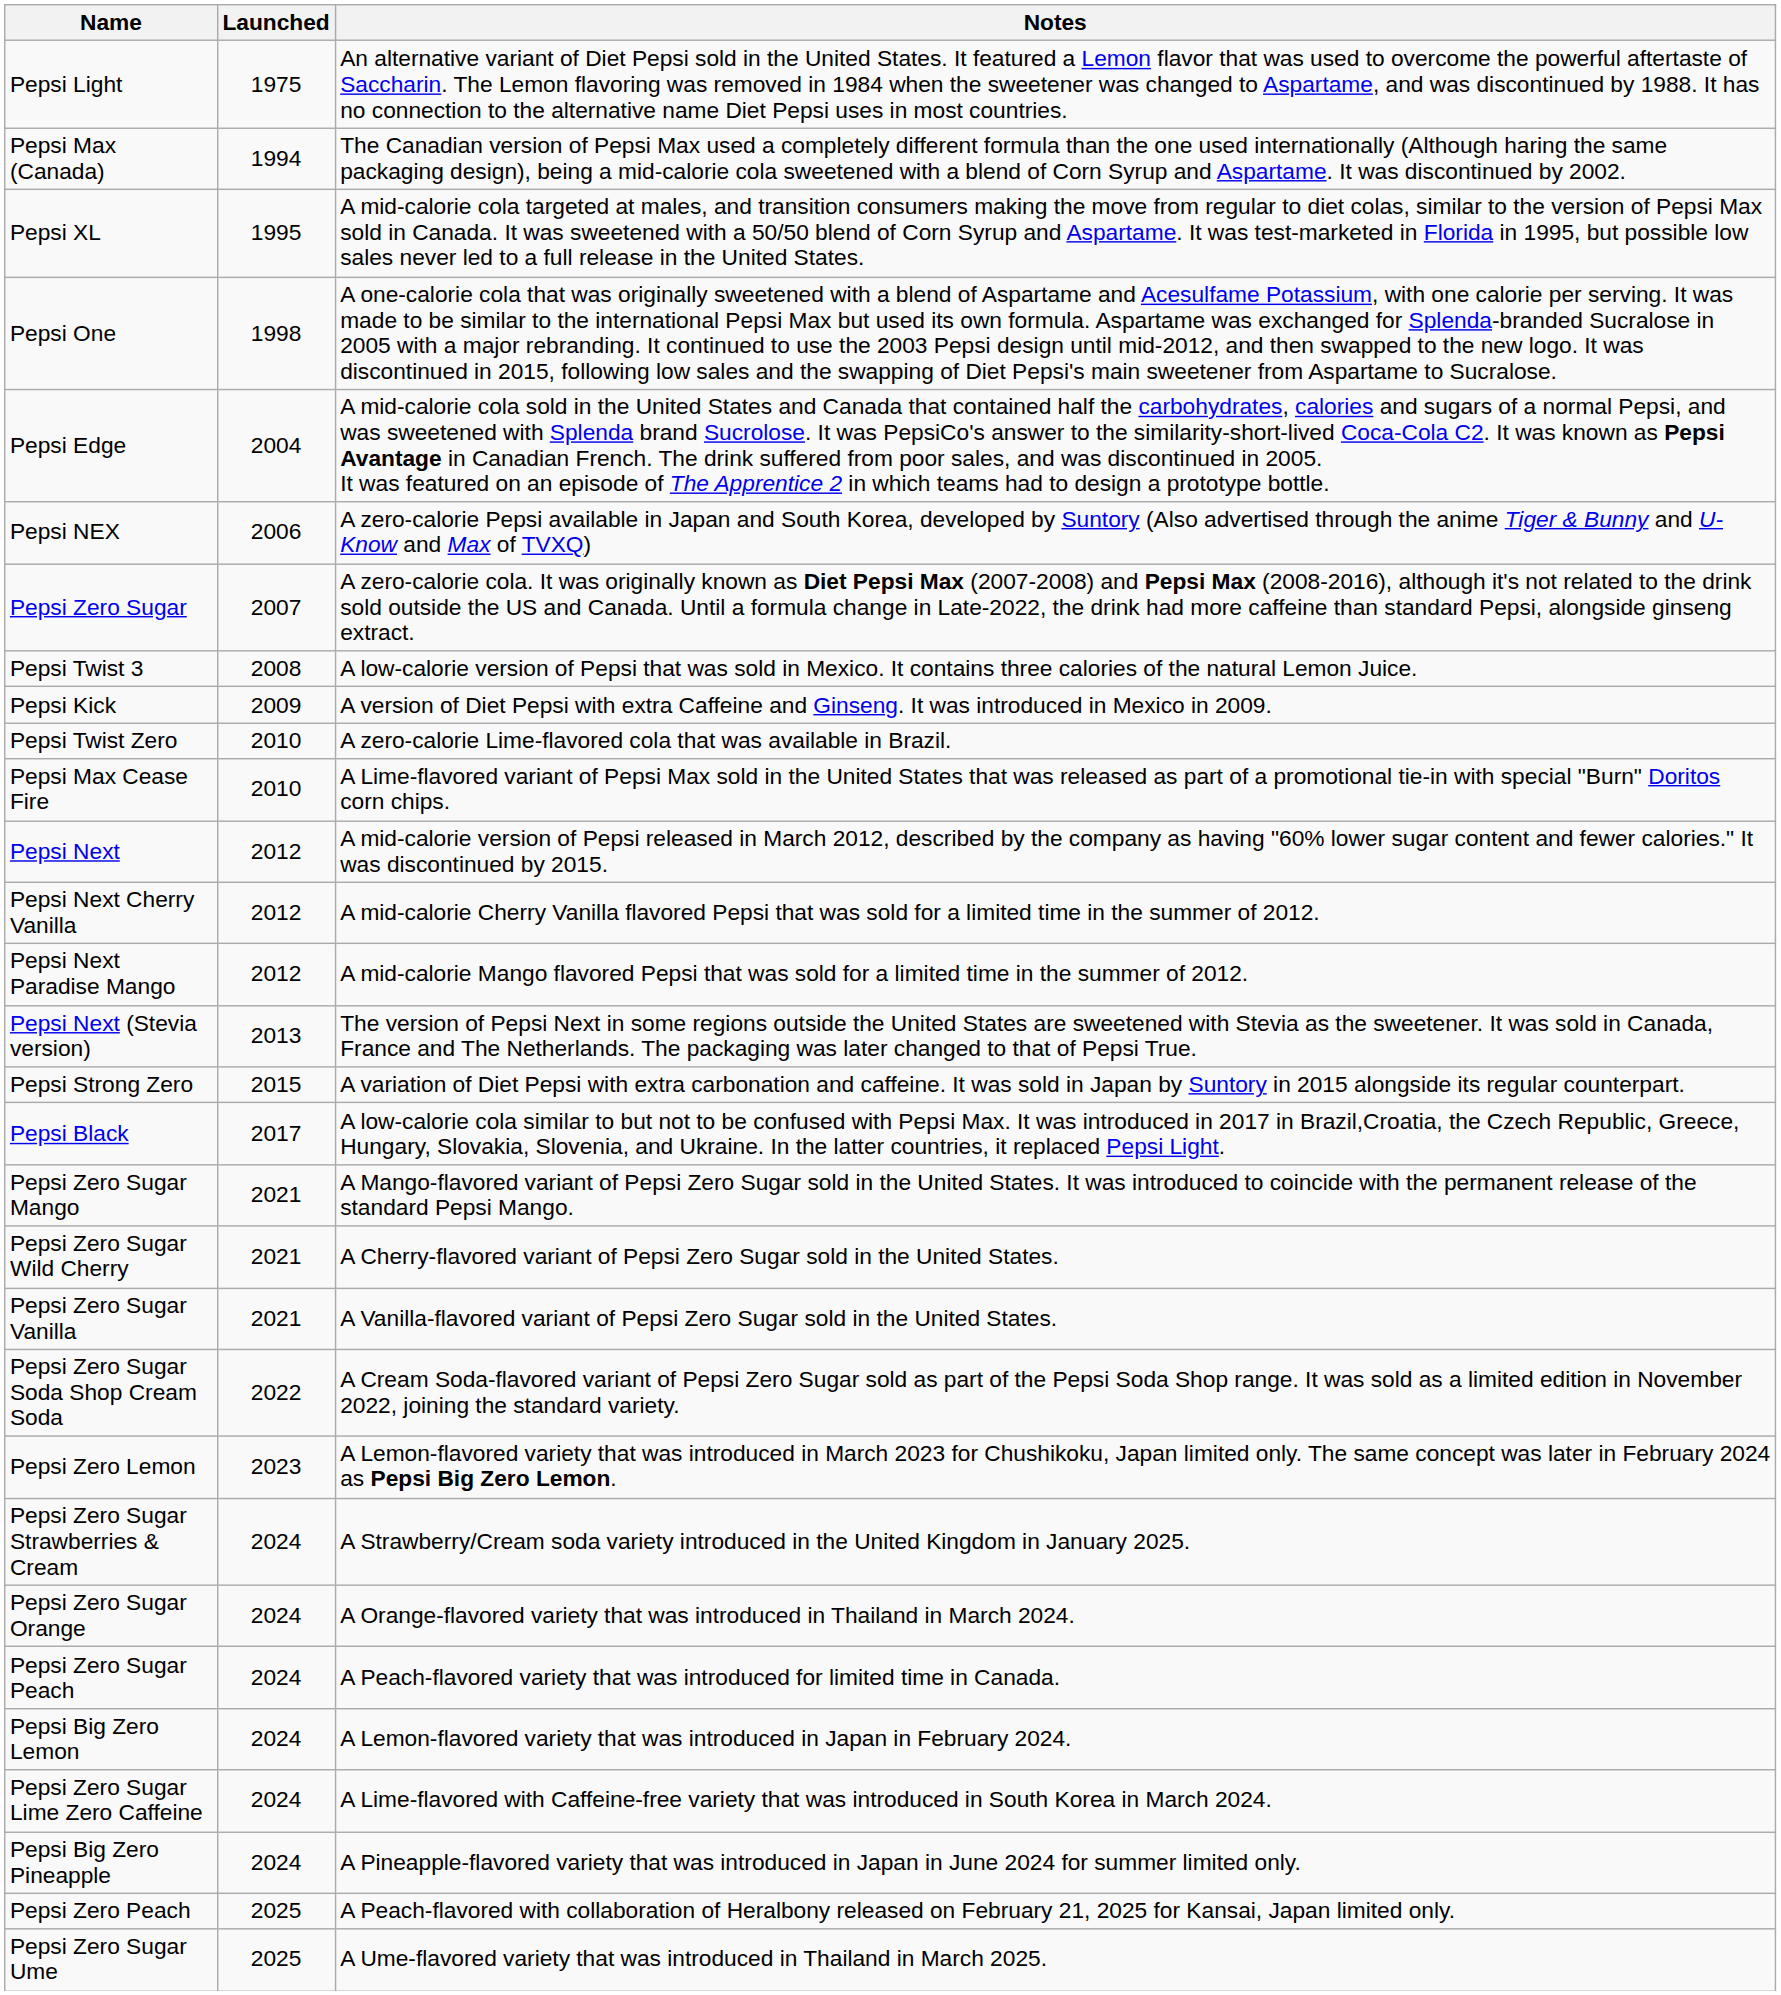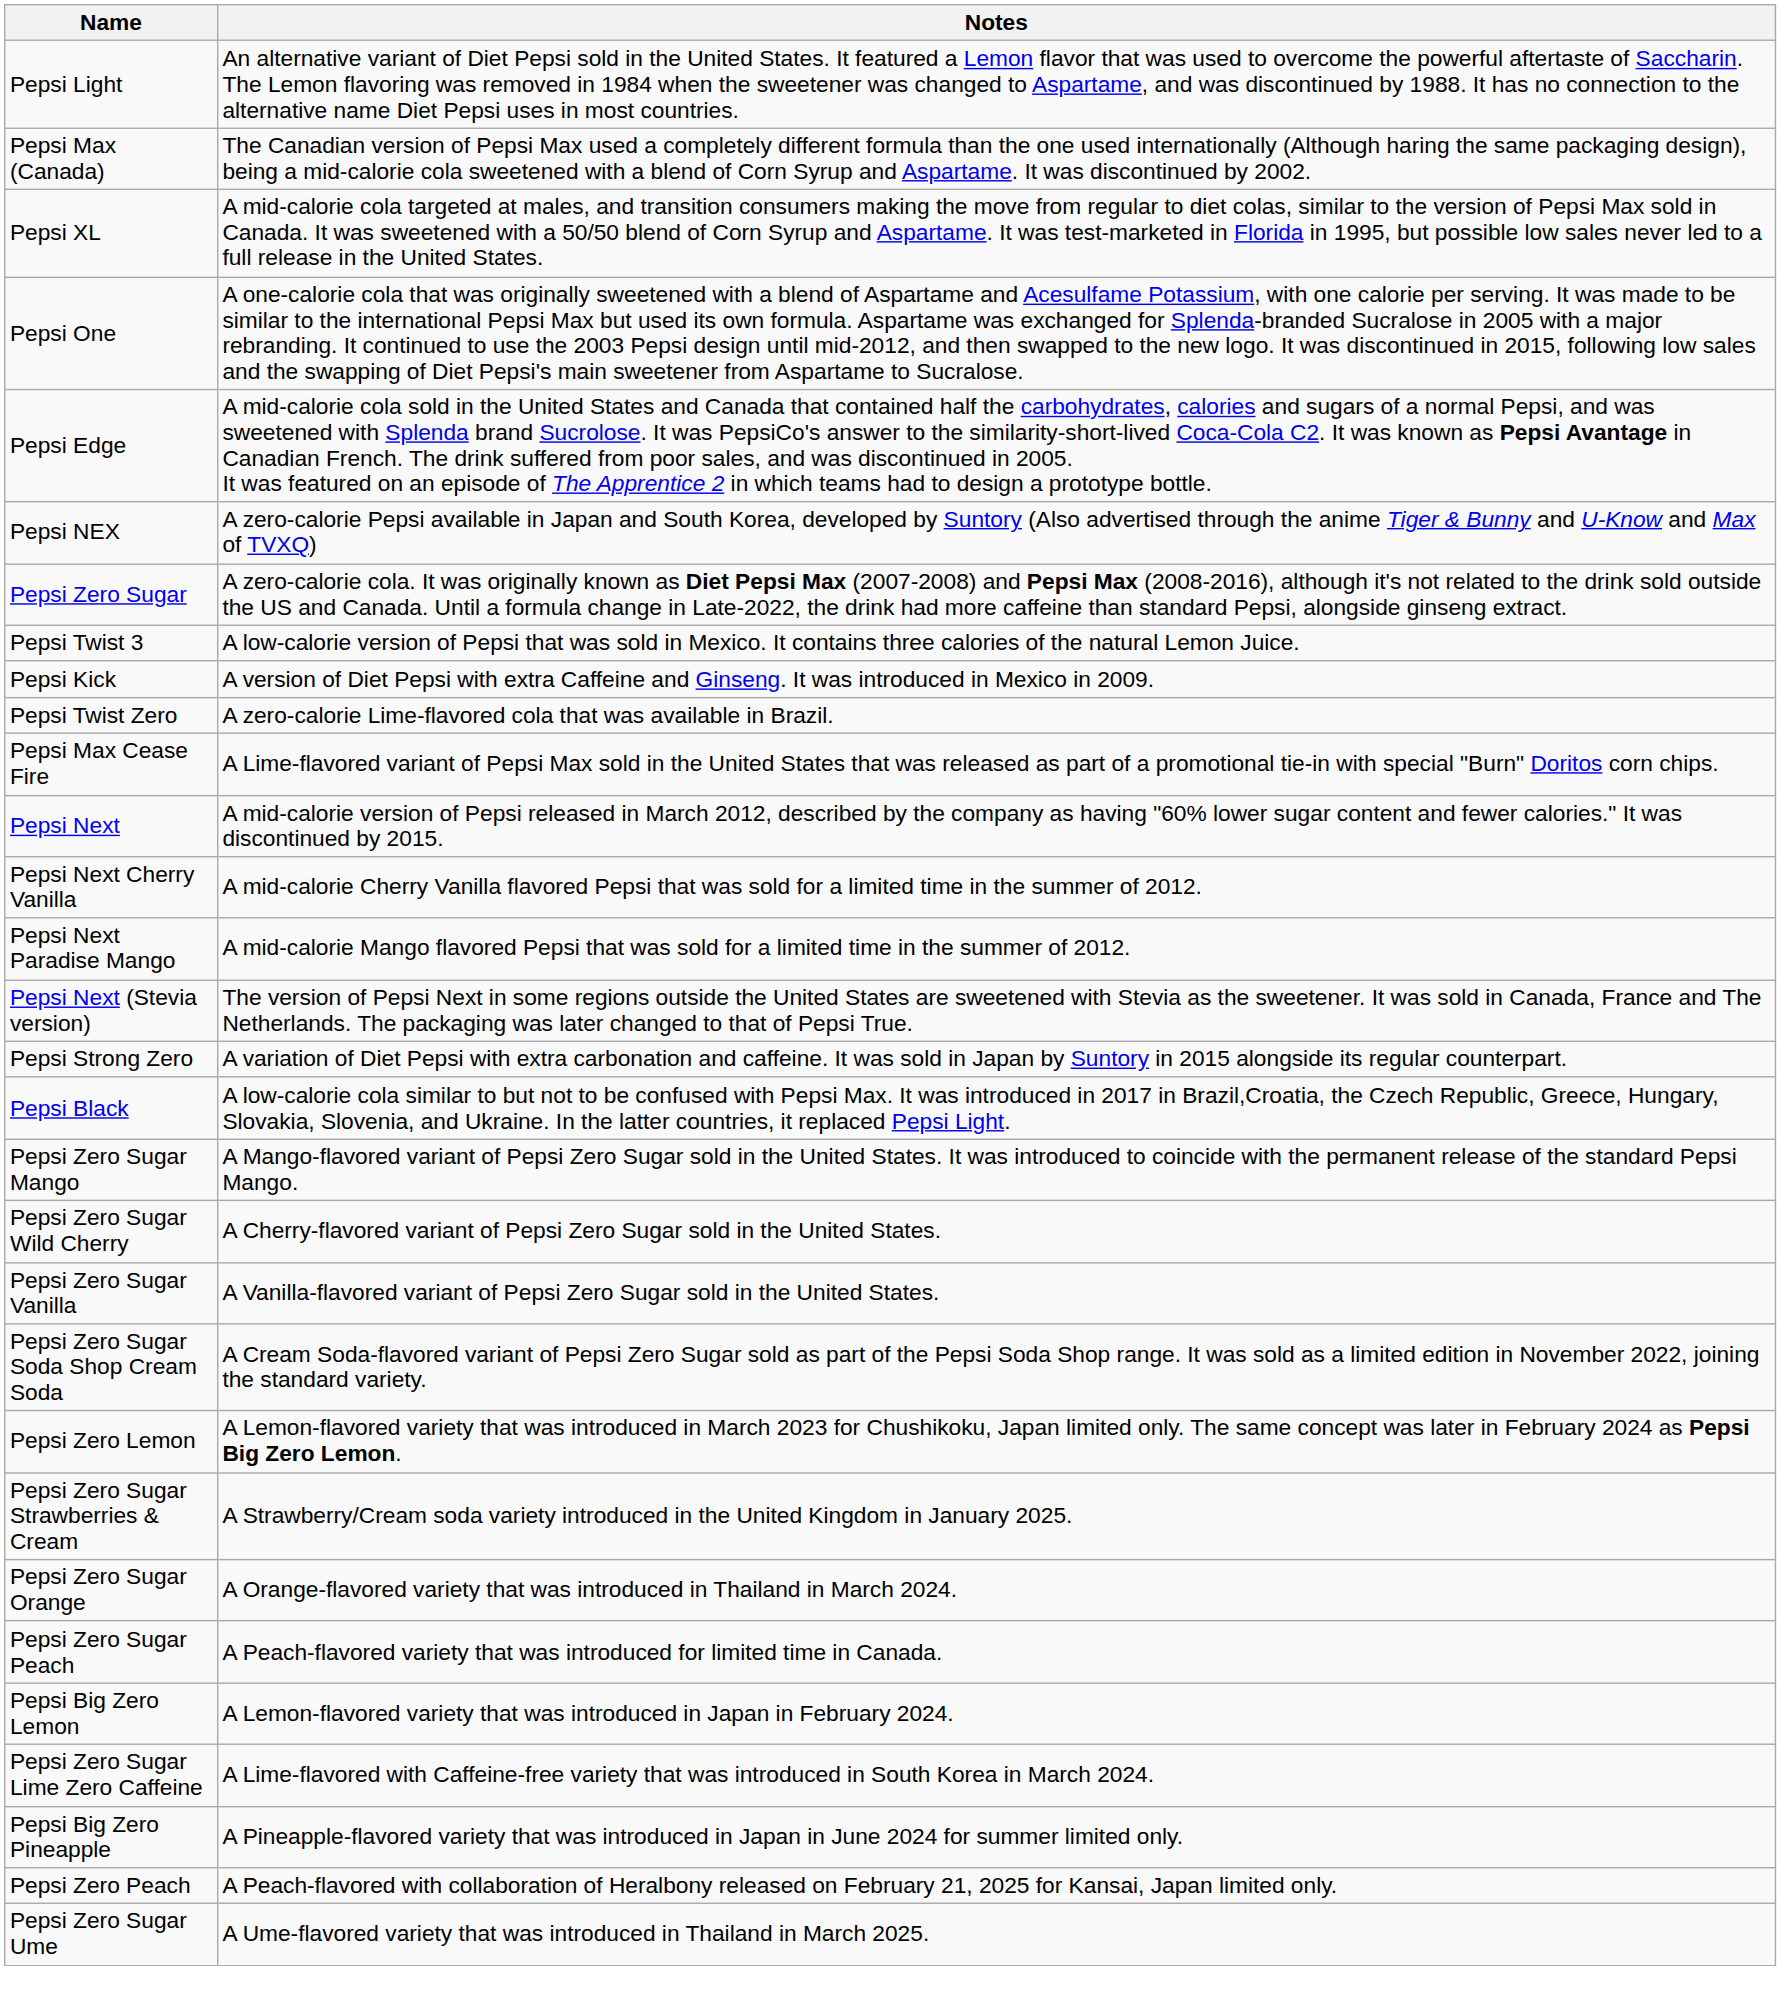- column: (276, 22)
